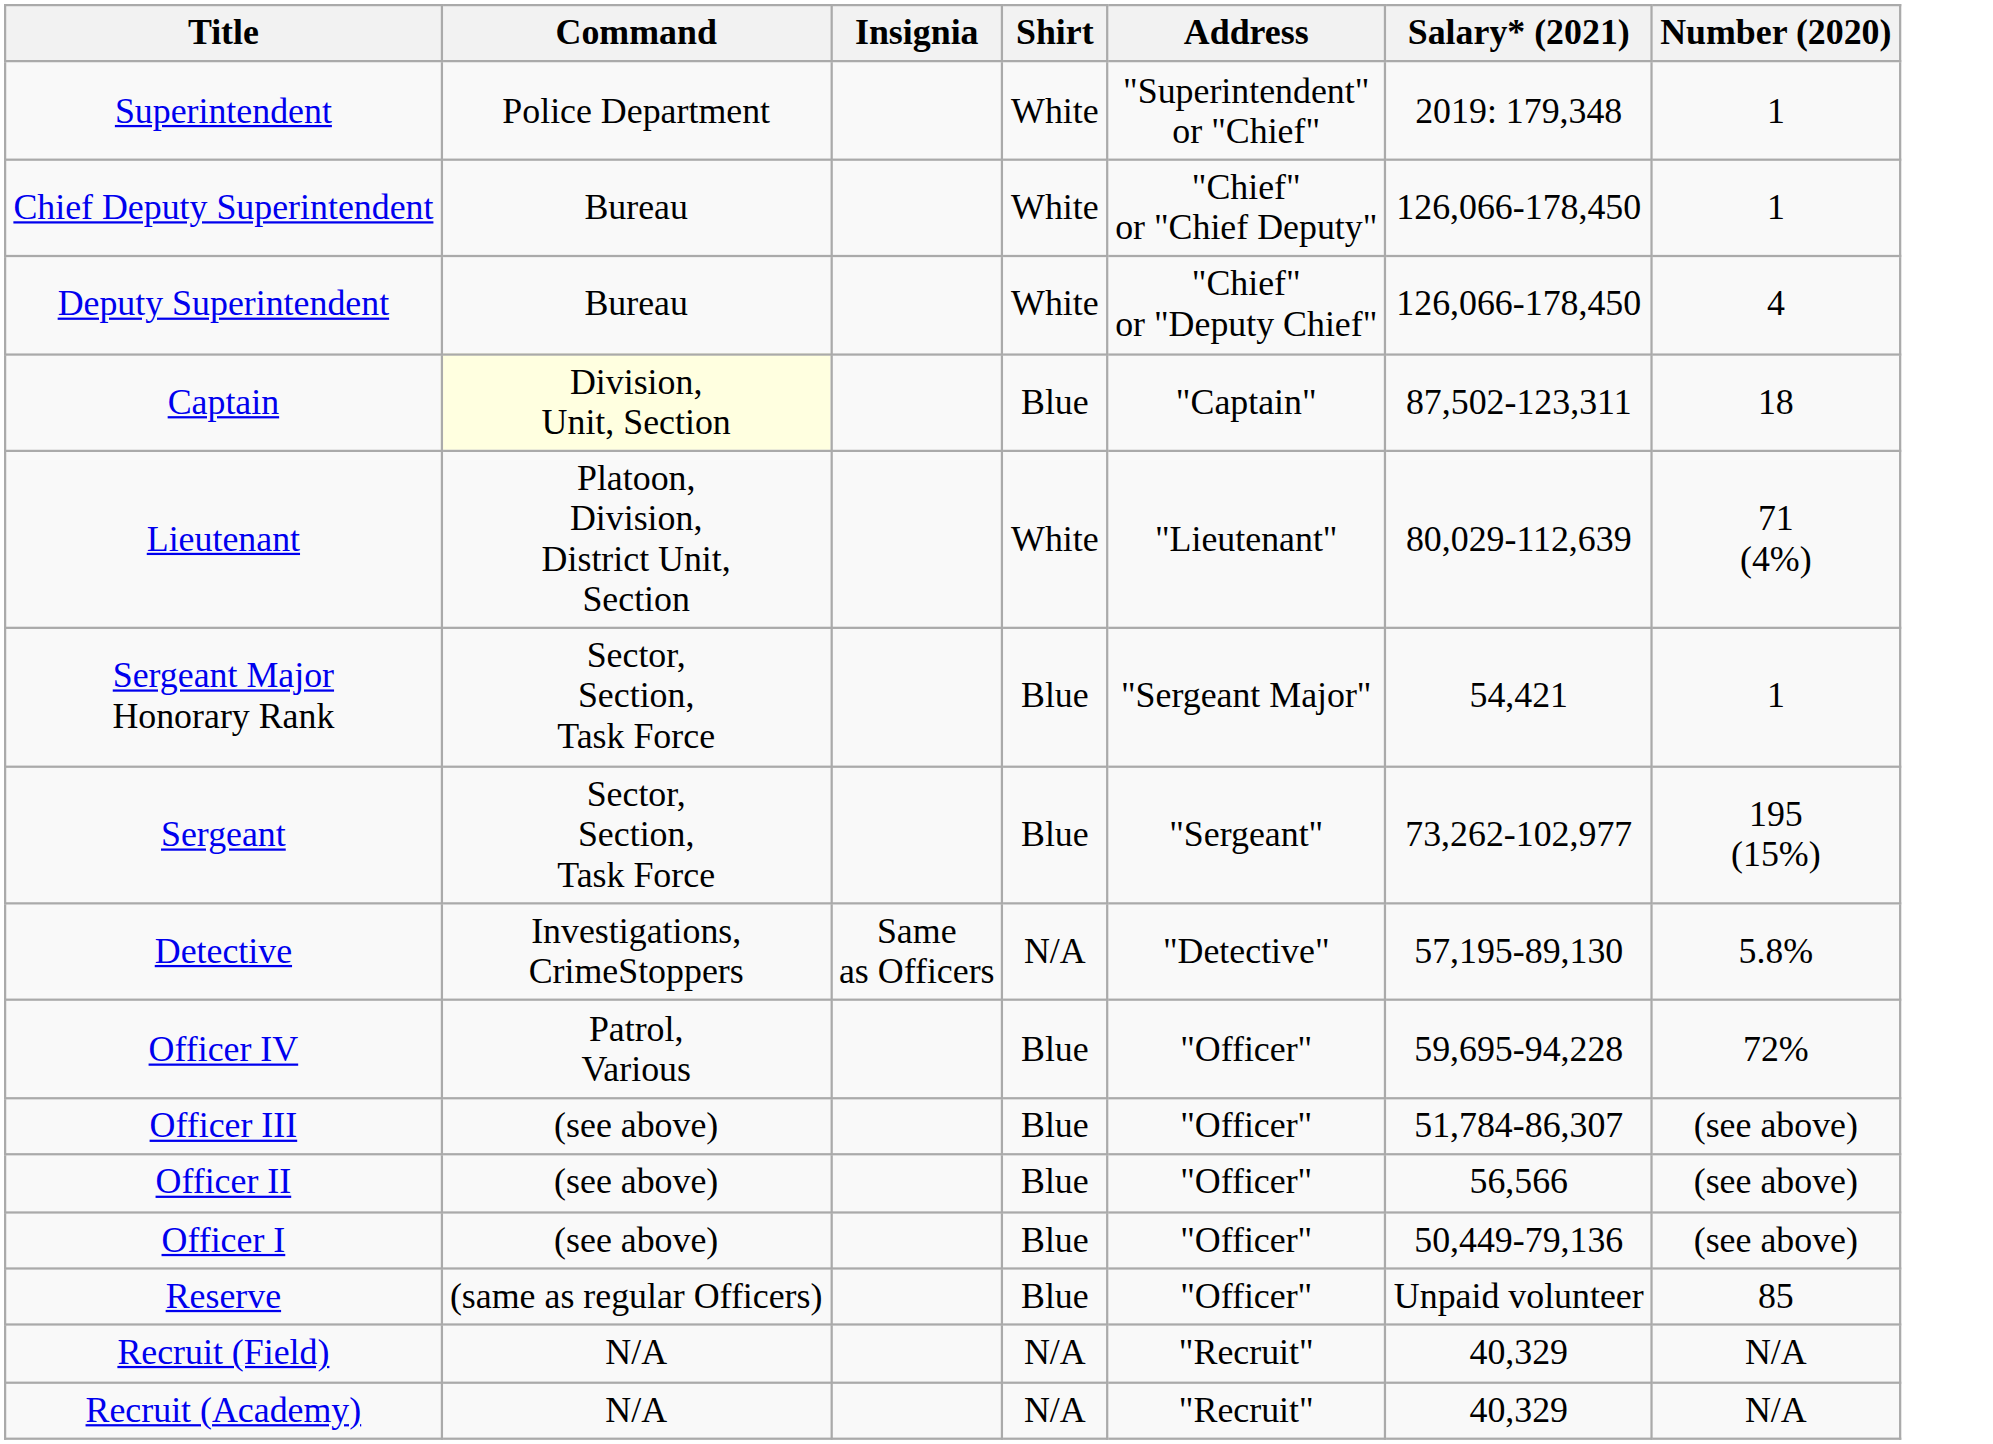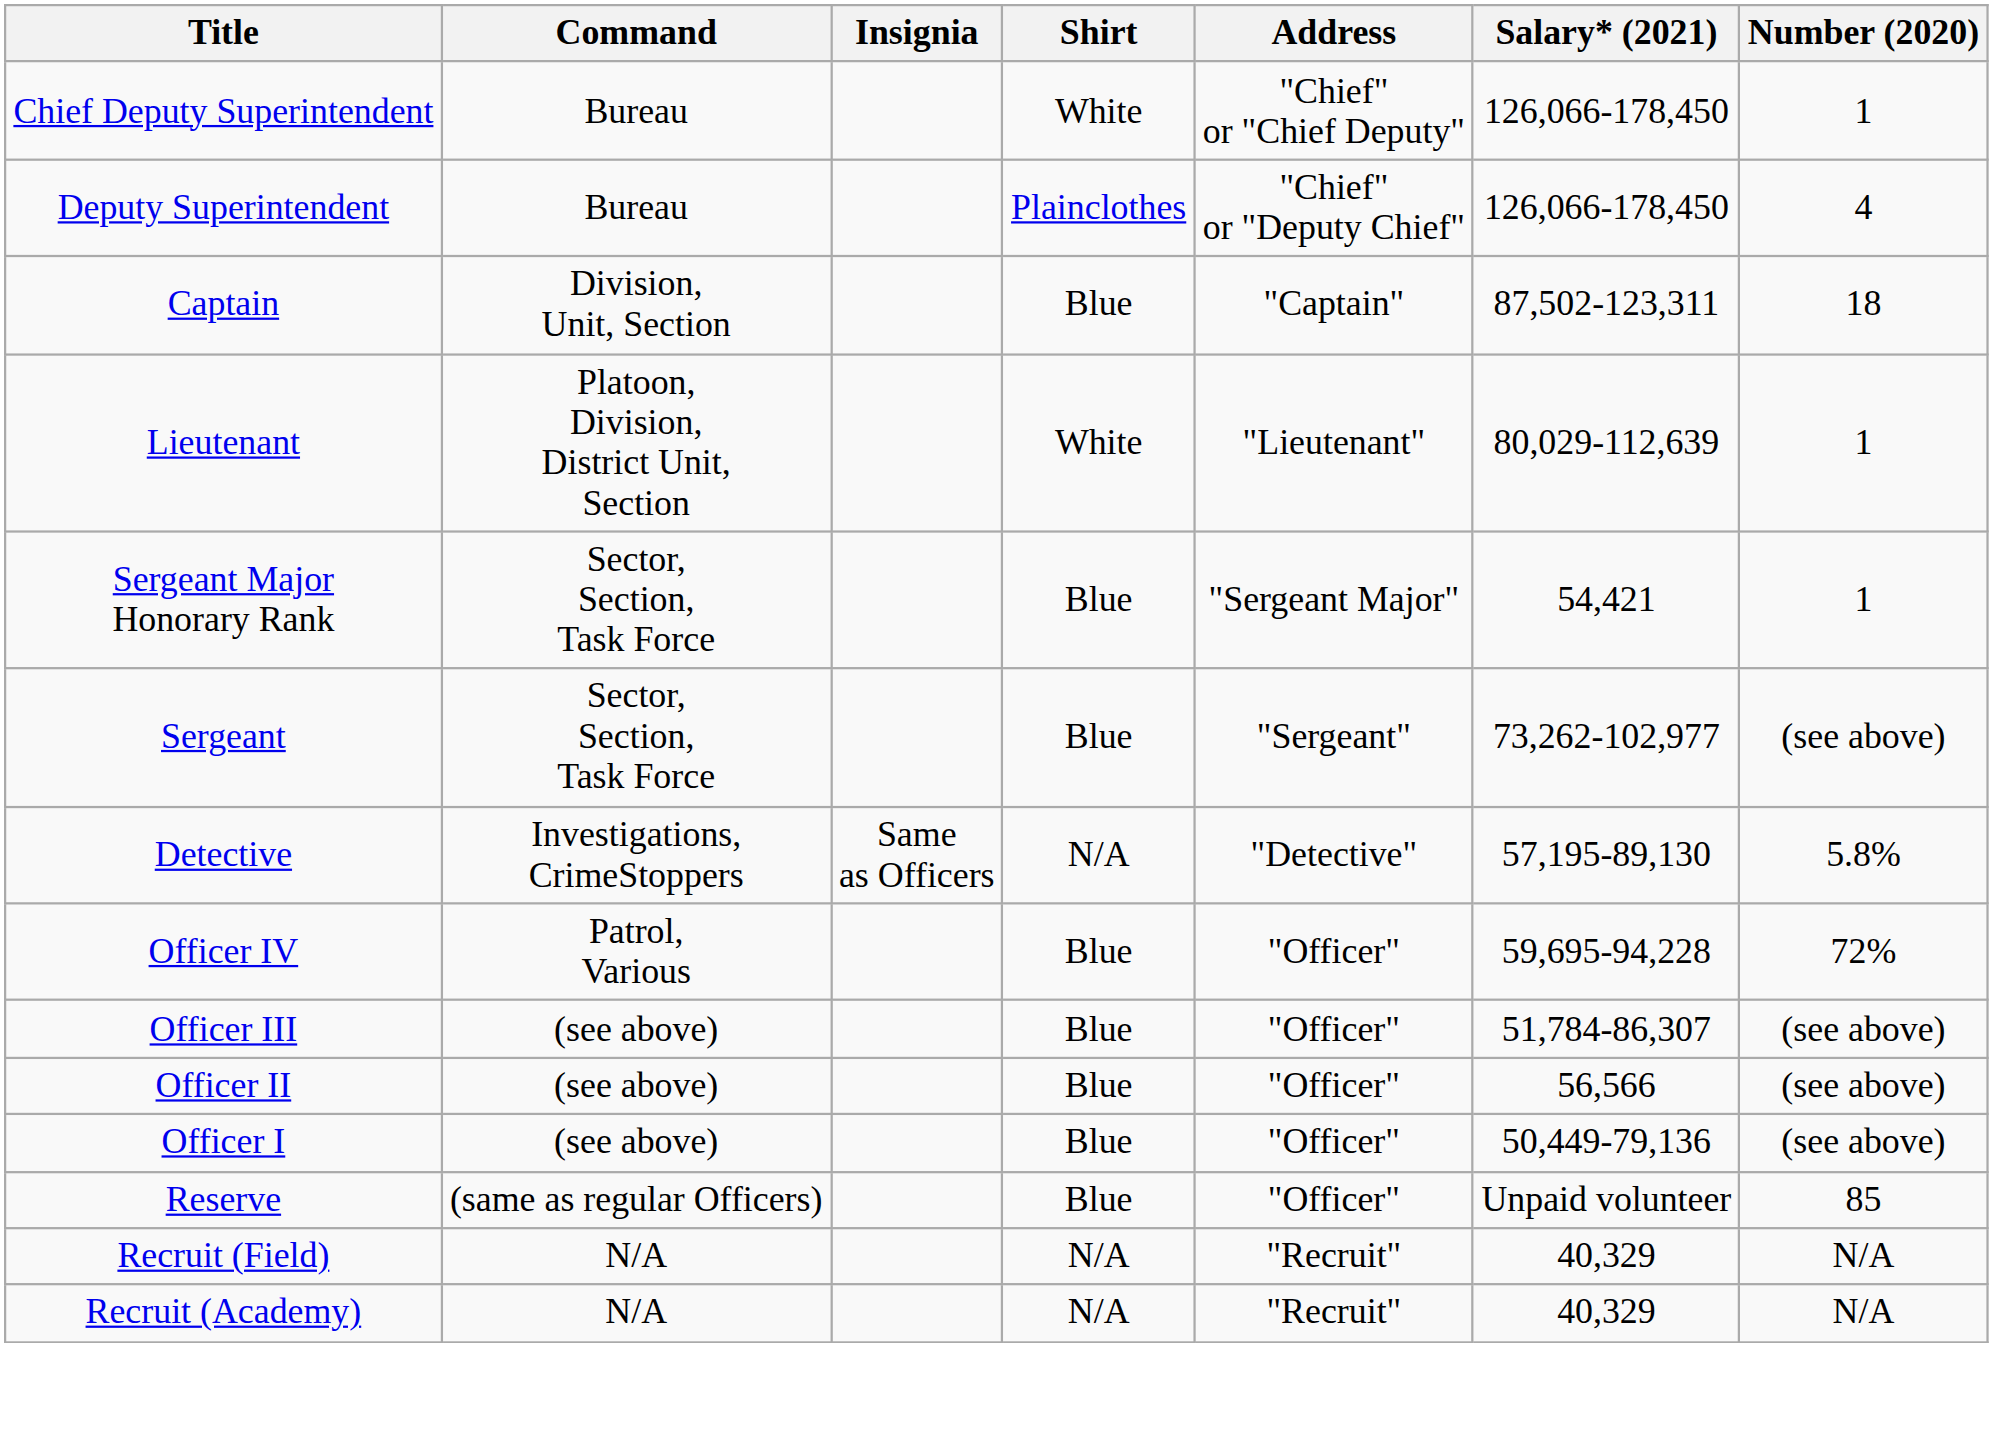- row: (223, 109)
(1055, 304) White -> (1099, 207) Plainclothes
(636, 401) lightyellow background -> (636, 304) no background
(1776, 538) 71 (4%) -> (1863, 441) 1
(1776, 834) 195 (15%) -> (1863, 736) (see above)
